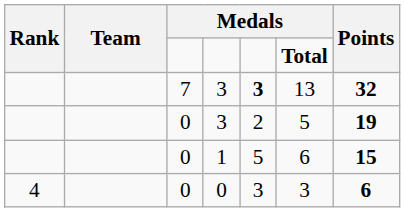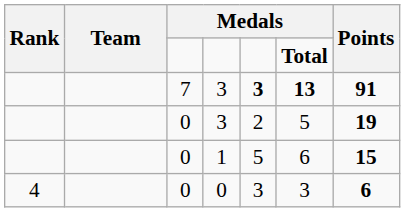(304, 88) normal -> (304, 88) bold
(366, 88) 32 -> (366, 88) 91
